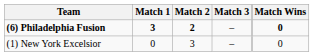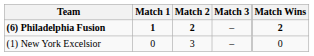(153, 28) 3 -> (153, 28) 1
(280, 28) 0 -> (280, 28) 2
